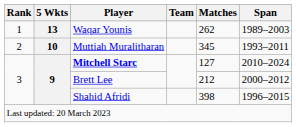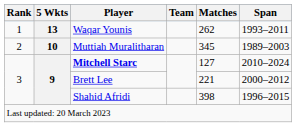(265, 29) 1989–2003 -> (265, 29) 1993–2011
(265, 46) 1993–2011 -> (265, 46) 1989–2003
(207, 79) 212 -> (207, 79) 221
